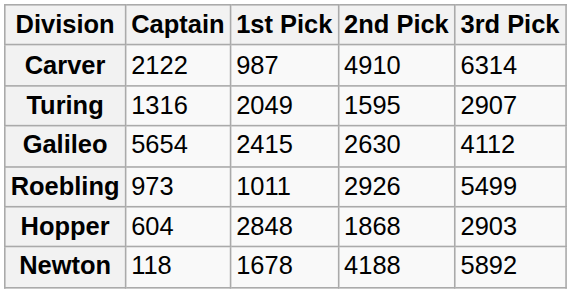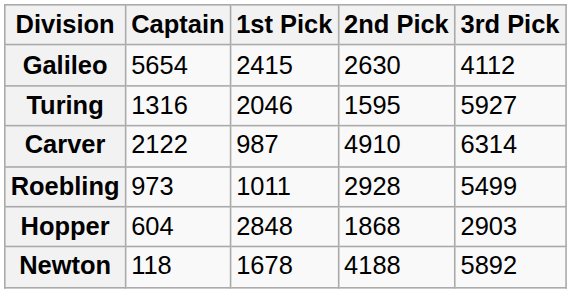rows swapped: (65, 65) <-> (65, 145)
(265, 105) 2049 -> (265, 105) 2046
(489, 105) 2907 -> (489, 105) 5927
(372, 186) 2926 -> (372, 186) 2928
